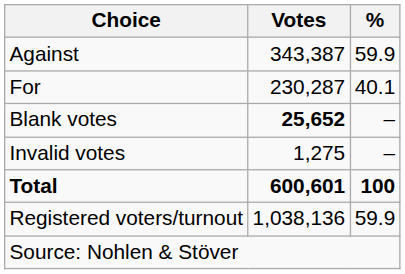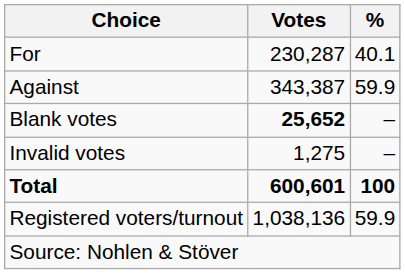rows swapped: (25, 86) <-> (44, 53)
